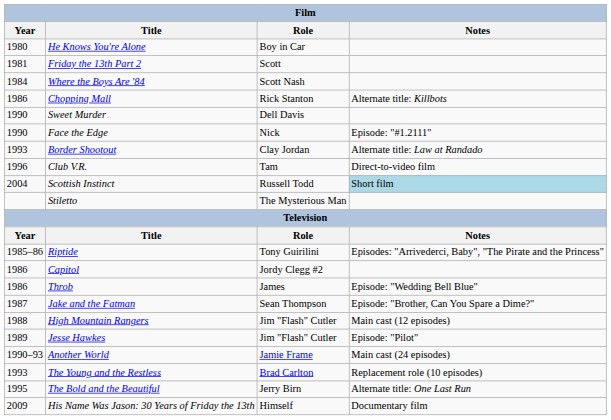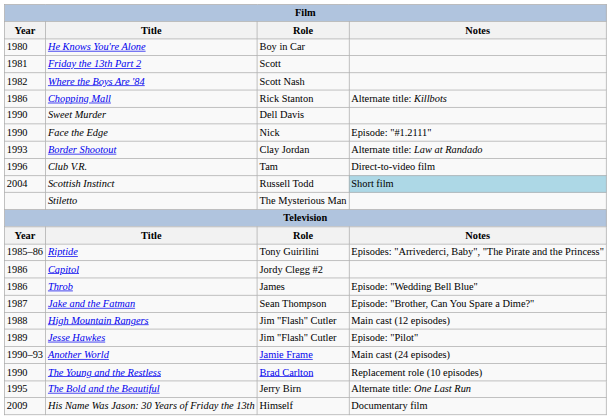(17, 81) 1984 -> (17, 81) 1982
(17, 372) 1993 -> (17, 372) 1990
